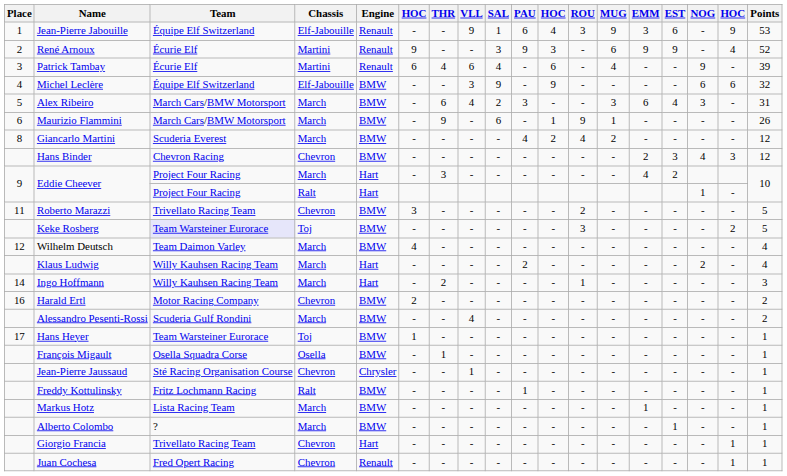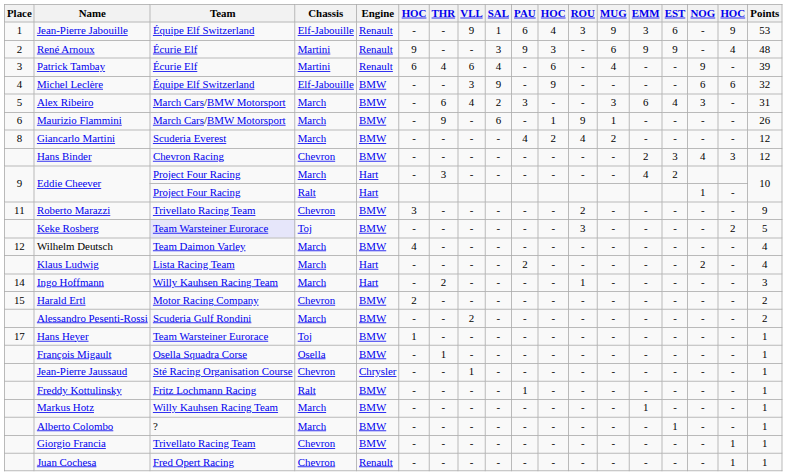(765, 48) 52 -> (765, 48) 48
(765, 210) 5 -> (765, 210) 9
(215, 264) Willy Kauhsen Racing Team -> (194, 264) Lista Racing Team
(19, 300) 16 -> (19, 300) 15
(471, 318) 4 -> (471, 318) 2
(194, 407) Lista Racing Team -> (215, 407) Willy Kauhsen Racing Team
(369, 443) Hart -> (373, 443) BMW
